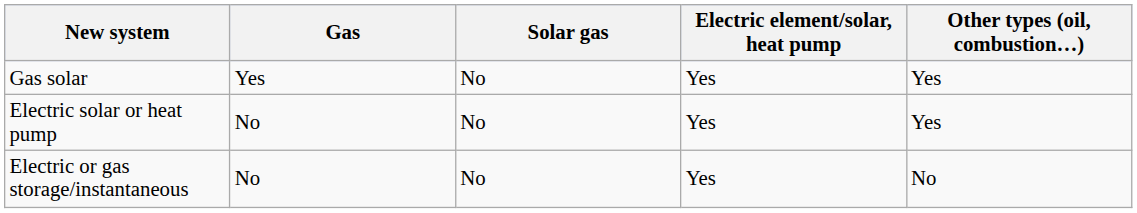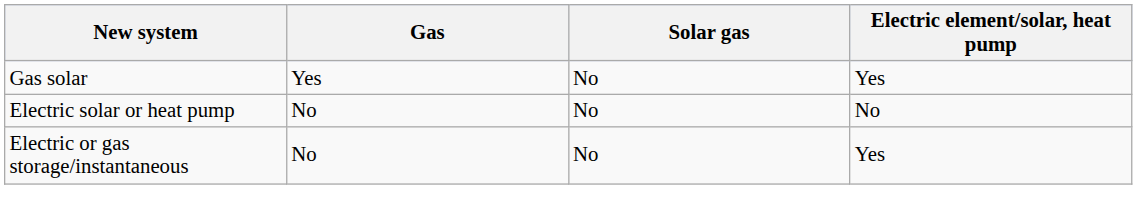- column: (1019, 32)
(701, 122) Yes -> (867, 110) No
